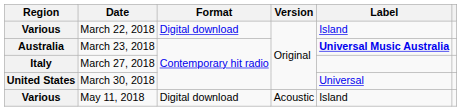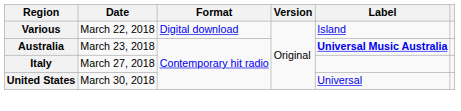- row: (112, 98)
